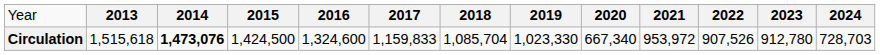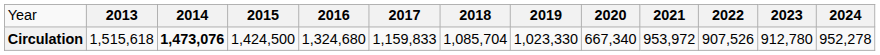(334, 38) 1,324,600 -> (334, 38) 1,324,680
(845, 38) 728,703 -> (845, 38) 952,278
